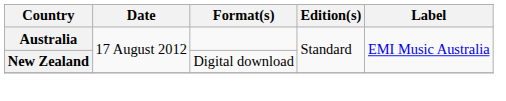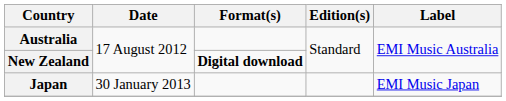(244, 61) normal -> (250, 61) bold
+ row: (48, 84)
